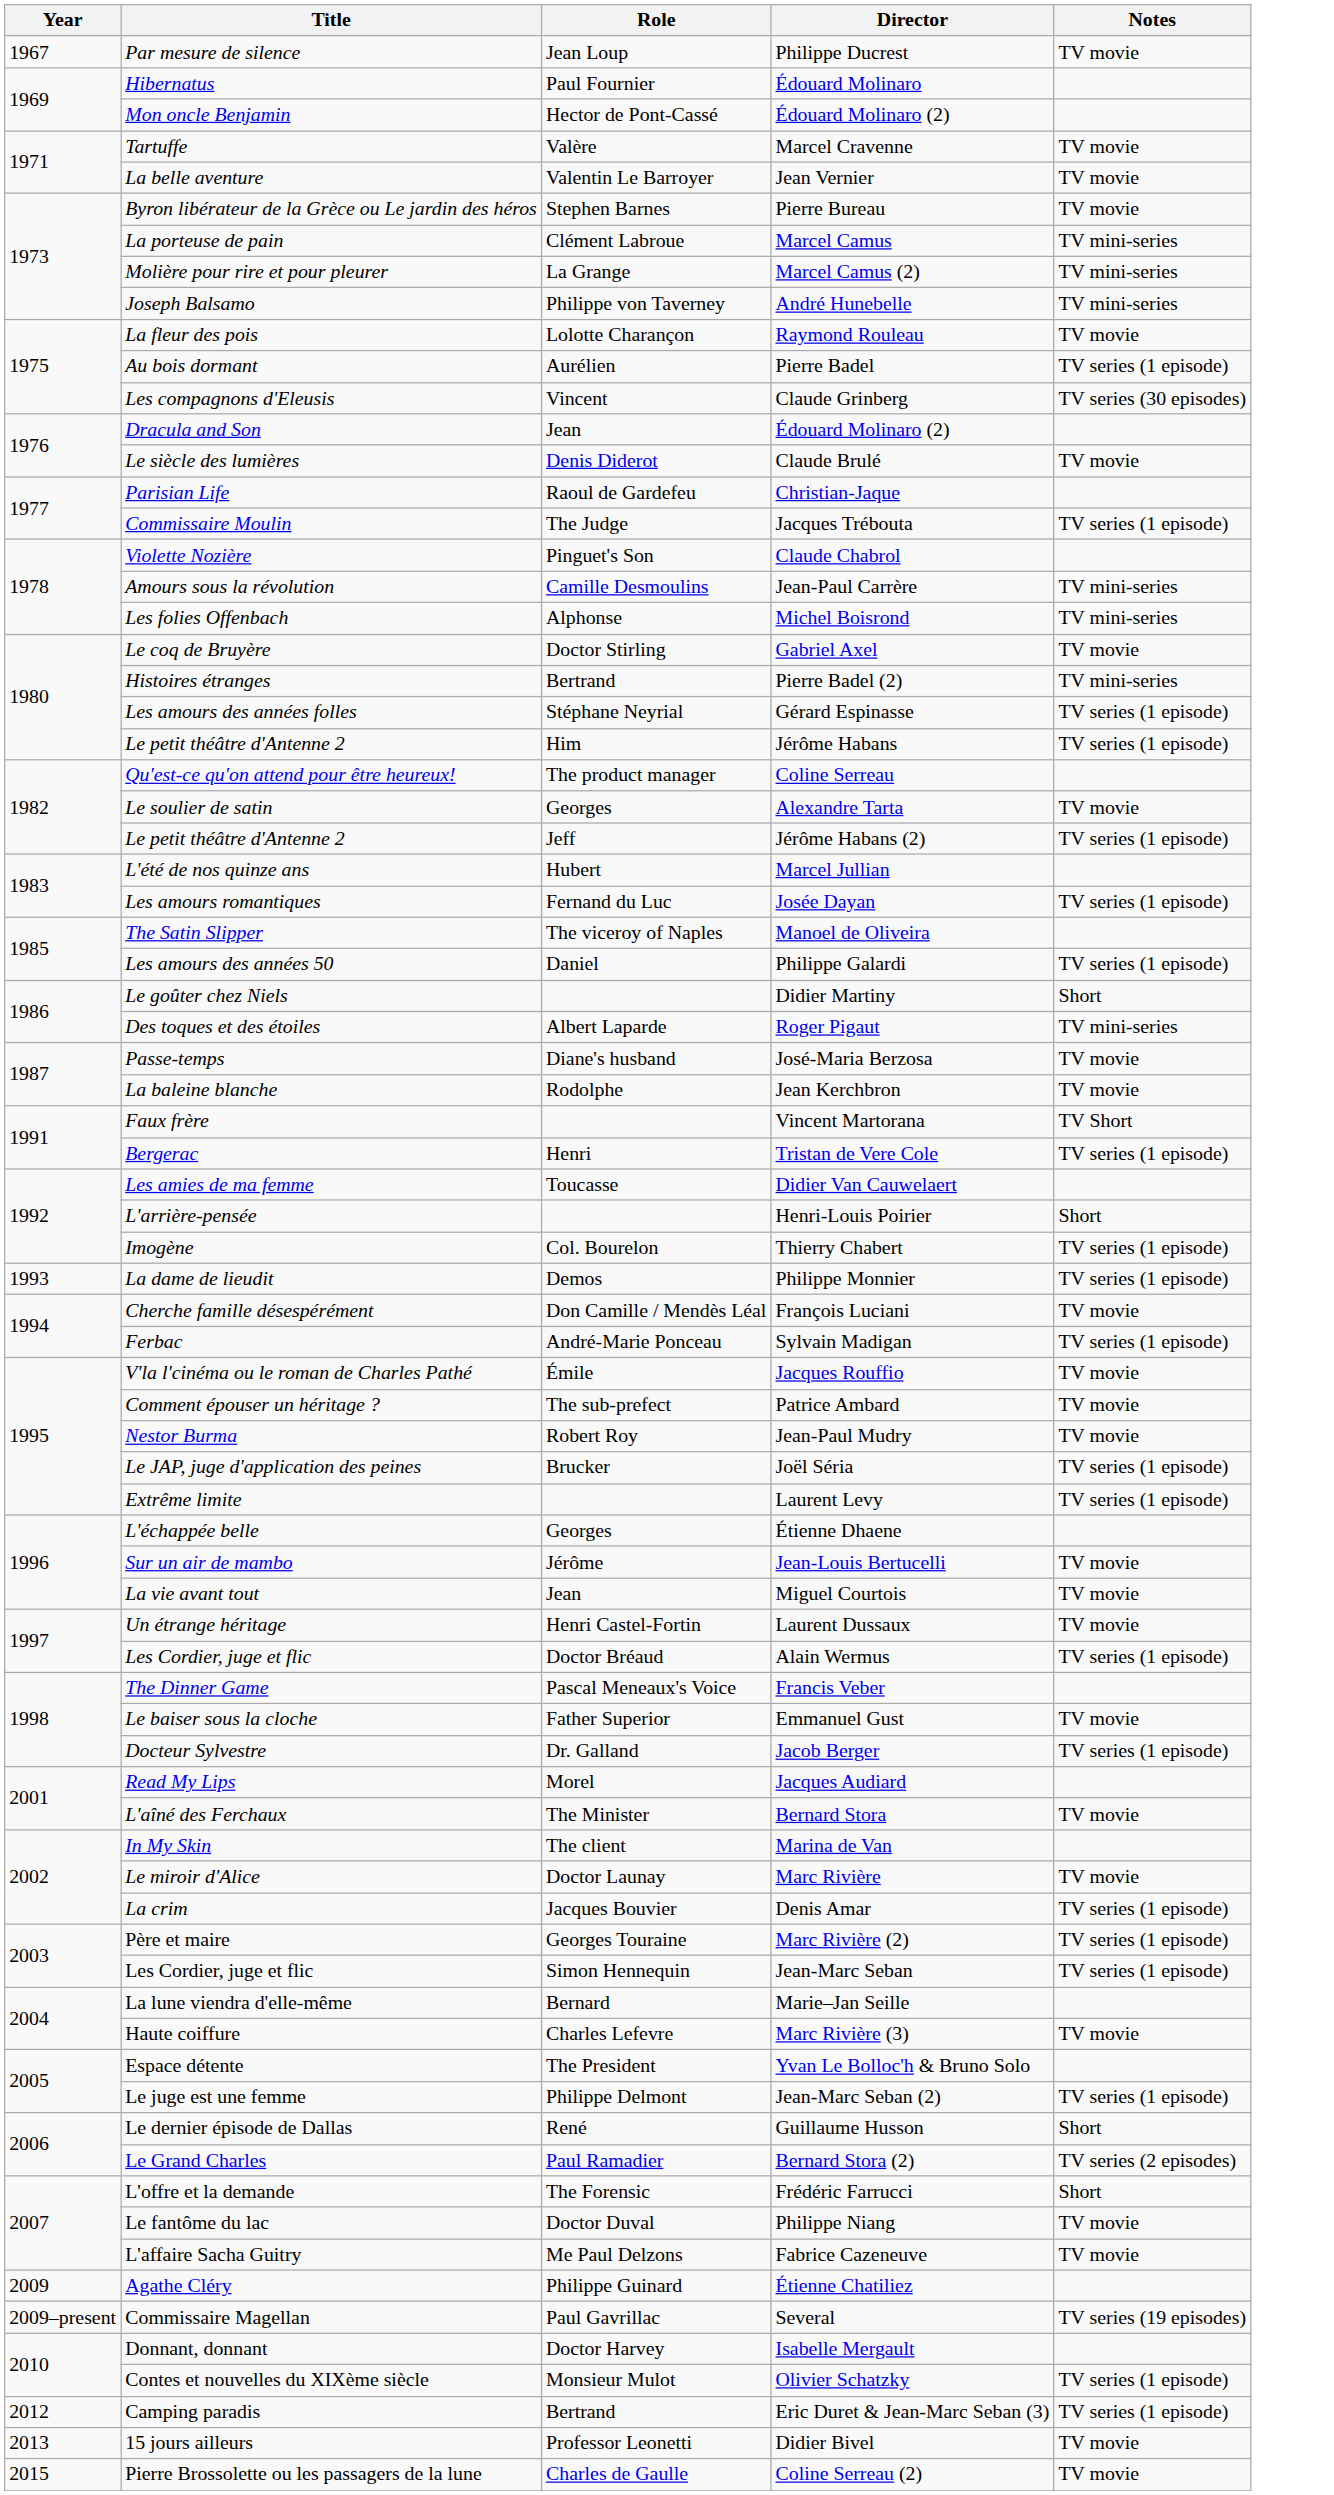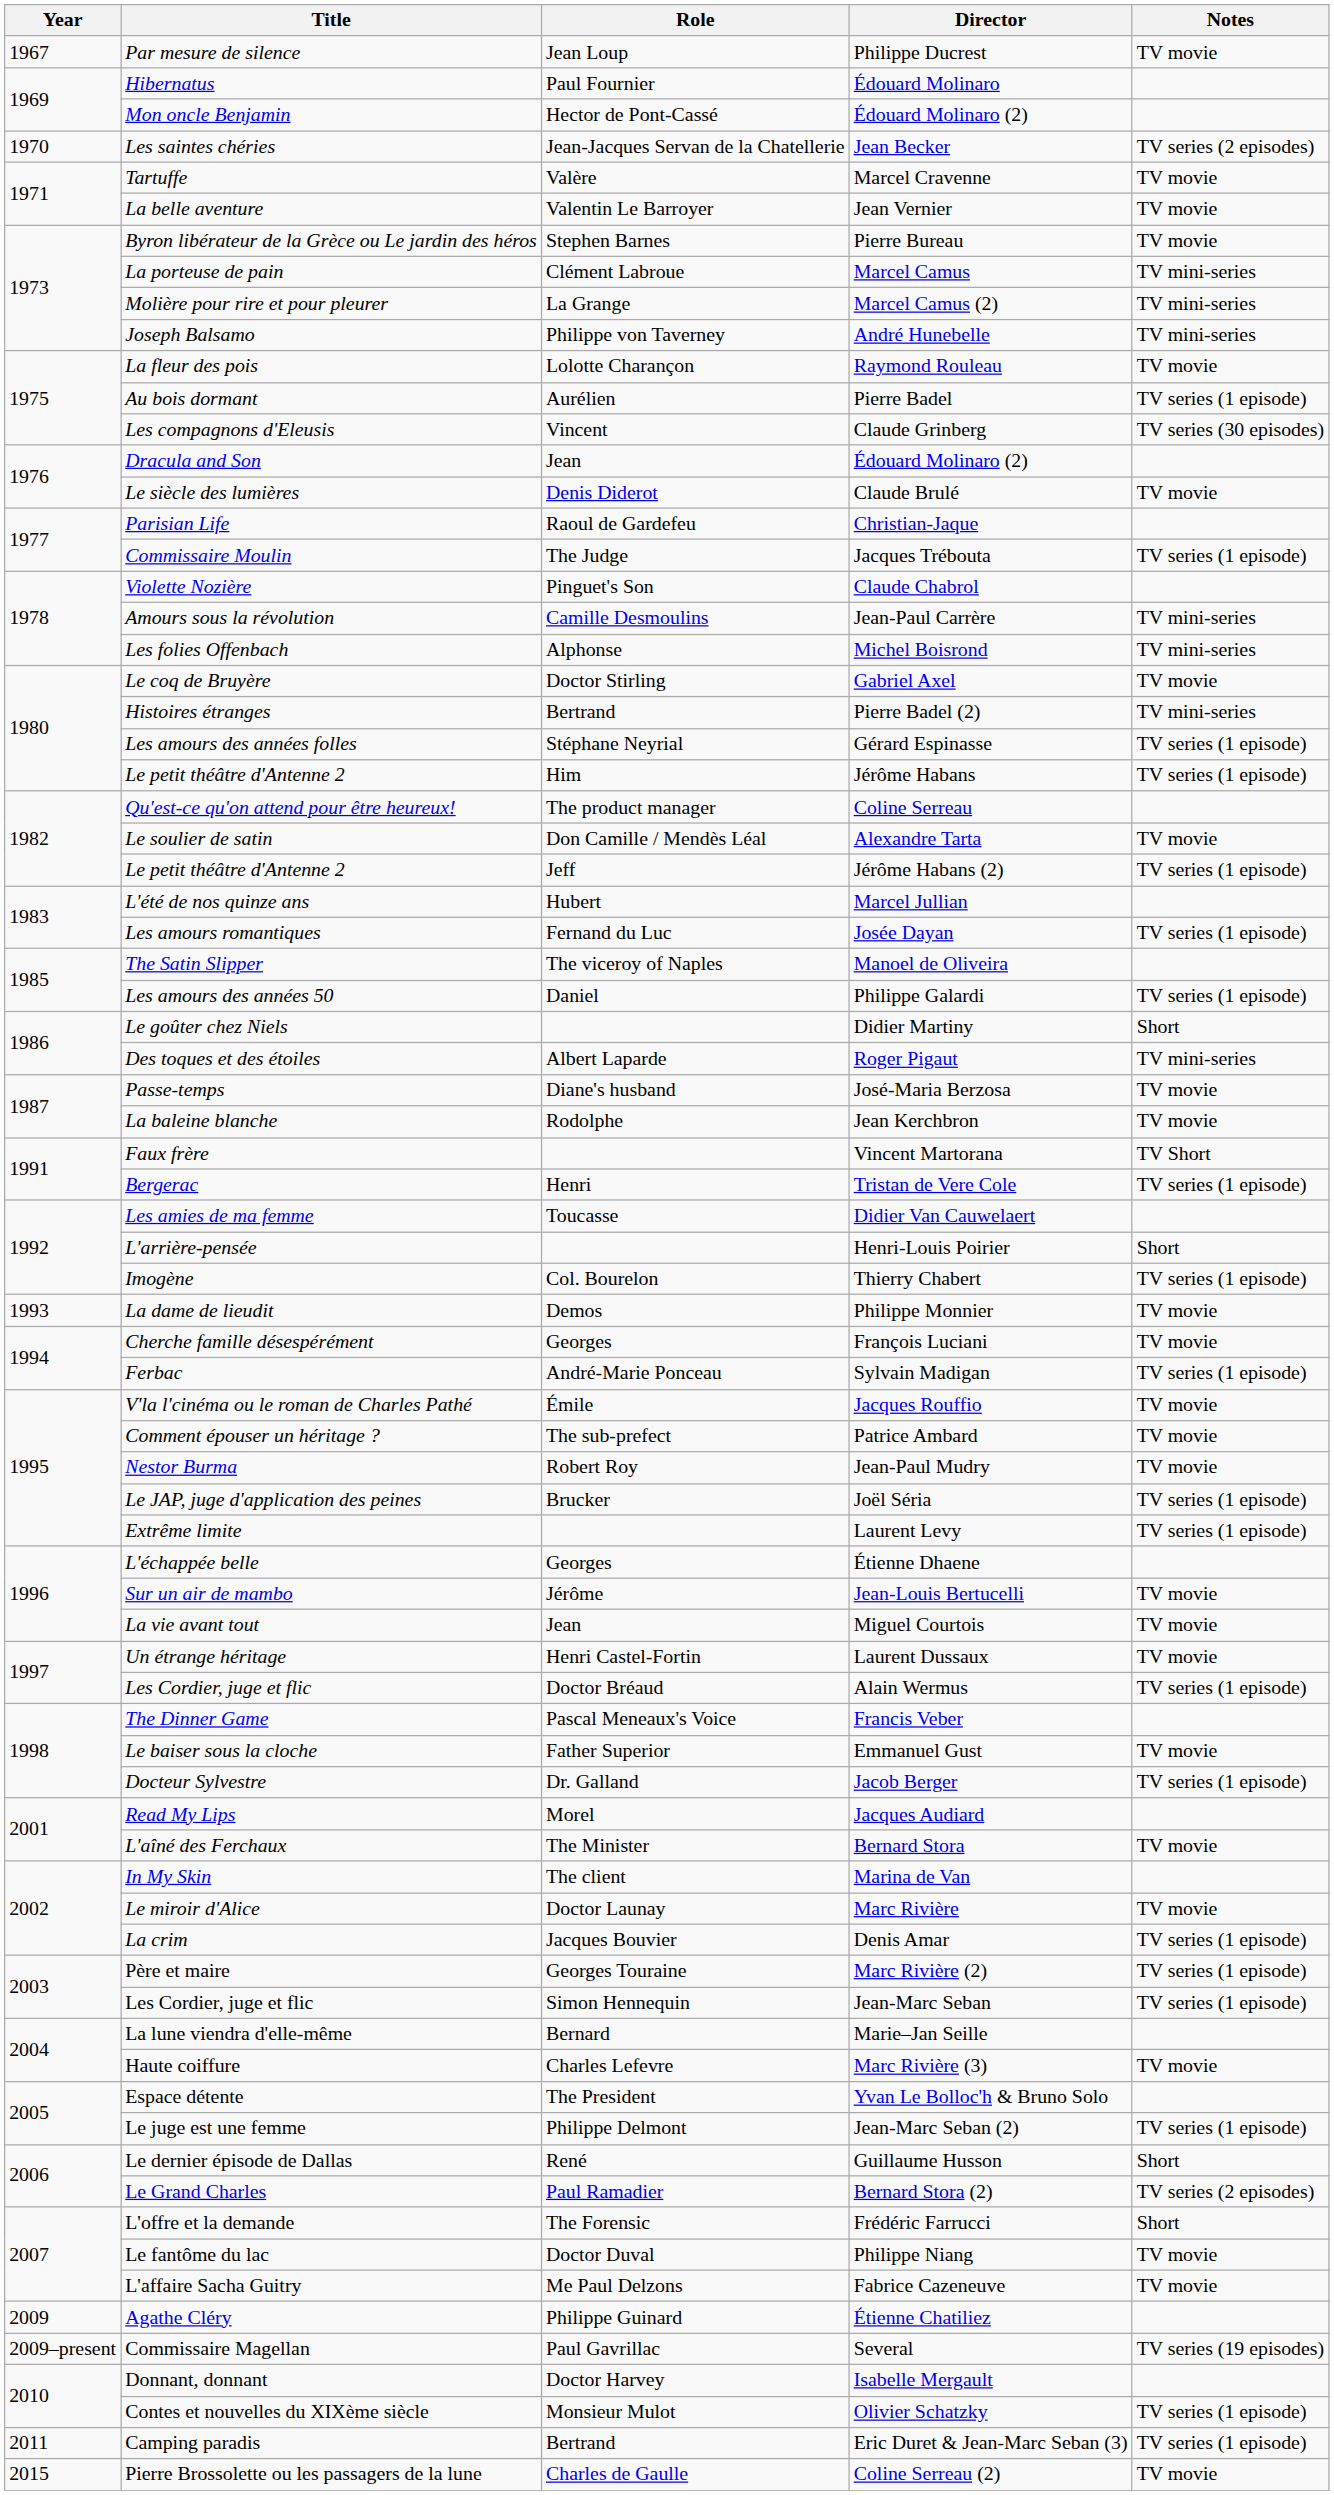+ row: (200, 146)
(579, 806) Georges -> (656, 838) Don Camille / Mendès Léal
(1143, 1278) TV series (1 episode) -> (1177, 1310) TV movie
(656, 1310) Don Camille / Mendès Léal -> (579, 1341) Georges
(29, 2411) 2012 -> (29, 2443) 2011
- row: (189, 2443)
